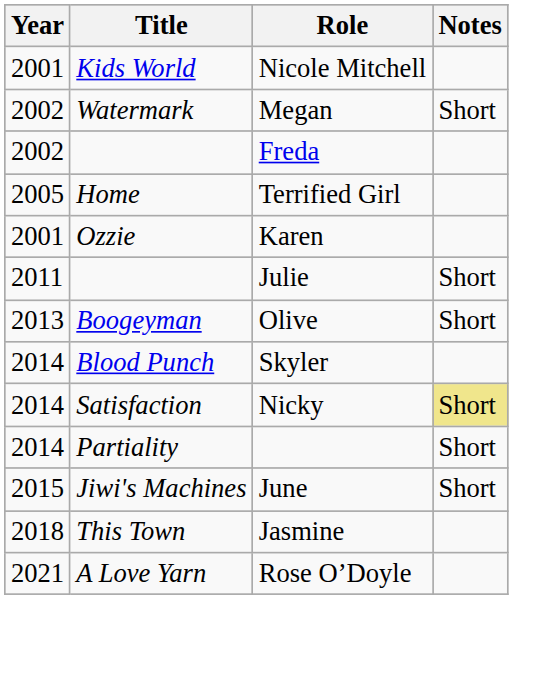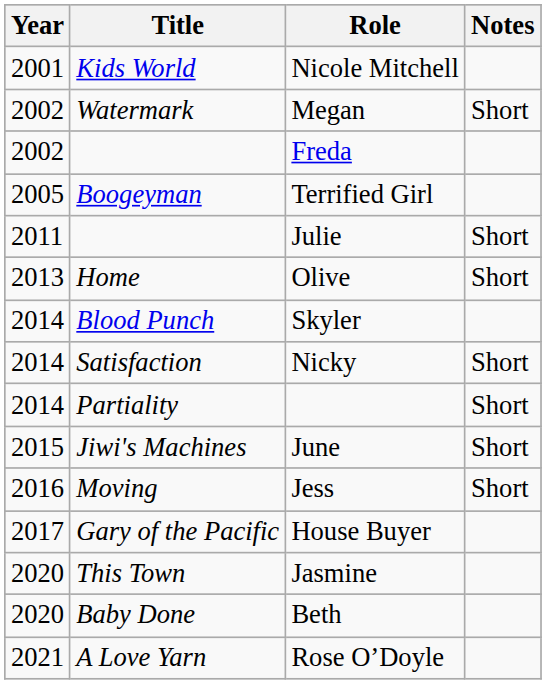(108, 194) Home -> (139, 194) Boogeyman
- row: (291, 236)
(139, 320) Boogeyman -> (108, 278) Home
(467, 404) khaki background -> (500, 362) no background
+ row: (313, 488)
+ row: (361, 531)
(38, 531) 2018 -> (38, 573) 2020
+ row: (316, 615)
